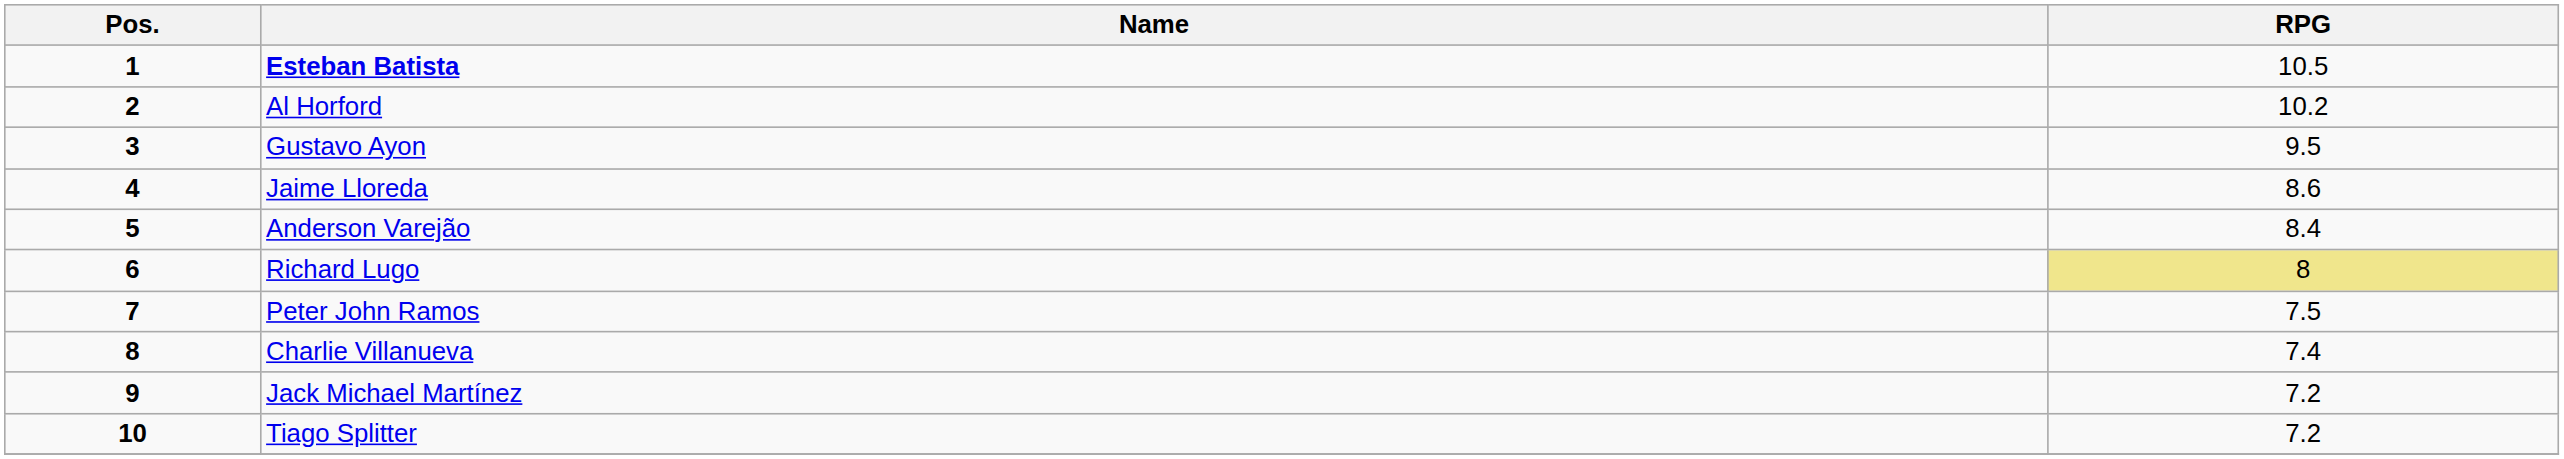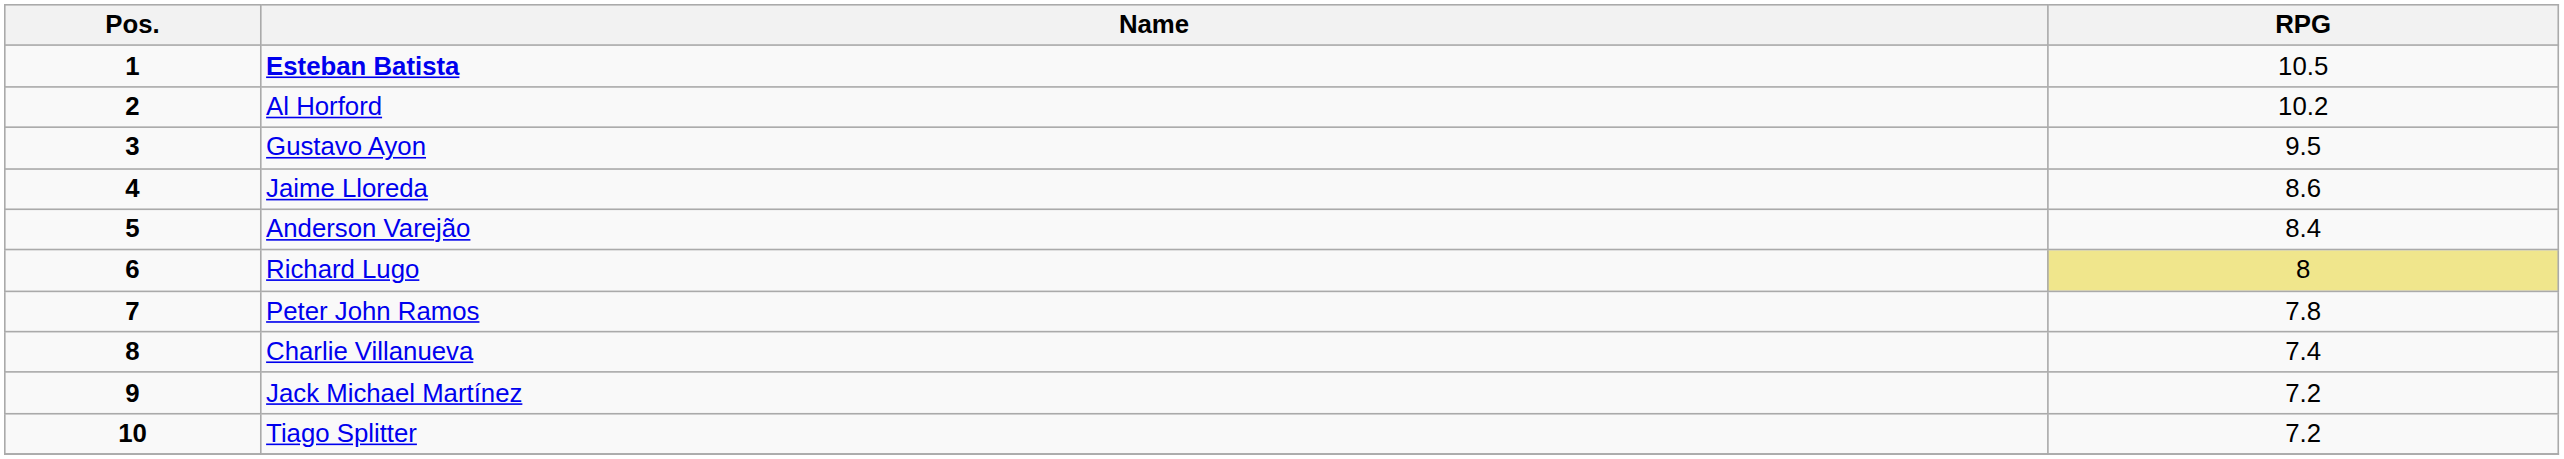(2303, 310) 7.5 -> (2303, 310) 7.8
